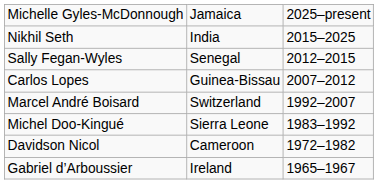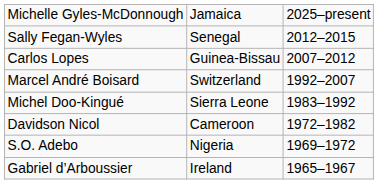- row: (40, 37)
+ row: (43, 146)
